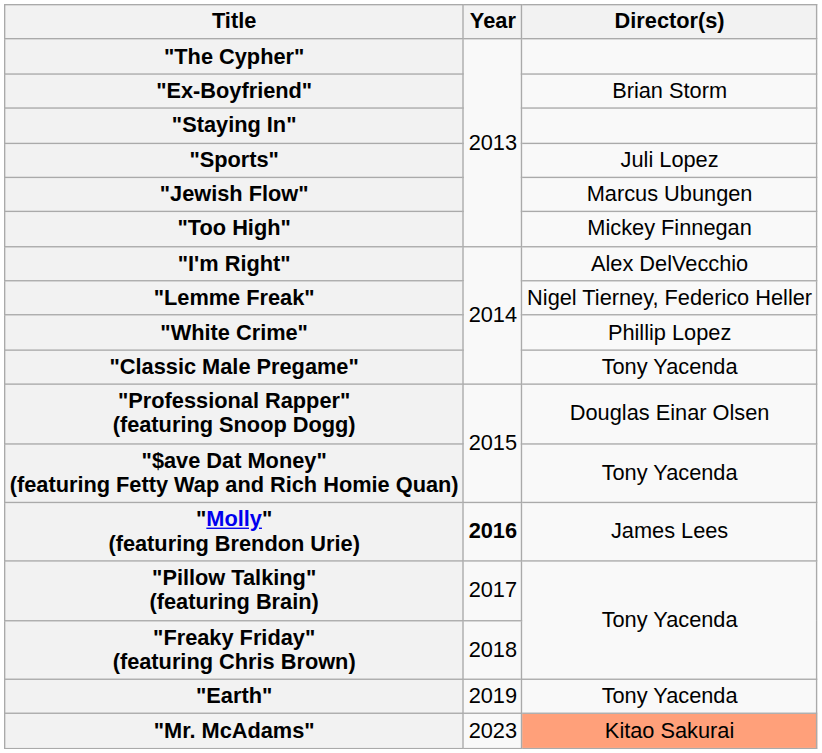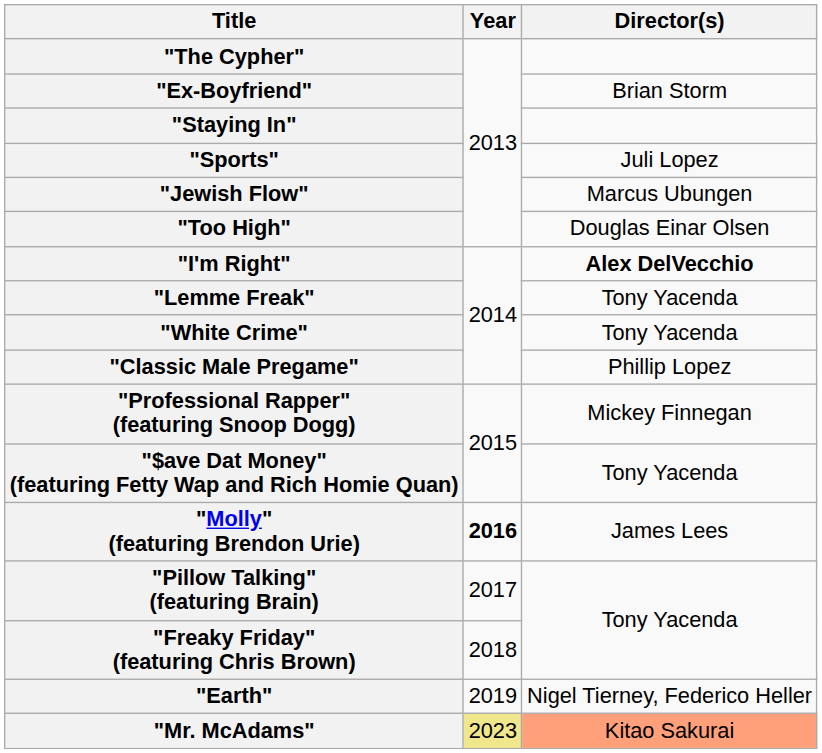(670, 228) Mickey Finnegan -> (670, 228) Douglas Einar Olsen
(670, 263) normal -> (670, 263) bold
(670, 297) Nigel Tierney, Federico Heller -> (670, 297) Tony Yacenda
(670, 332) Phillip Lopez -> (670, 332) Tony Yacenda
(670, 366) Tony Yacenda -> (670, 366) Phillip Lopez
(670, 413) Douglas Einar Olsen -> (670, 413) Mickey Finnegan
(670, 696) Tony Yacenda -> (670, 696) Nigel Tierney, Federico Heller
(493, 730) no background -> (493, 730) khaki background
